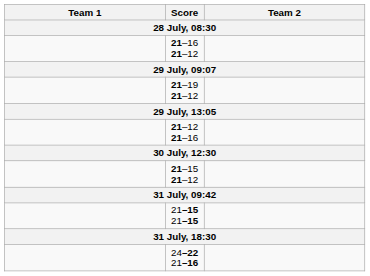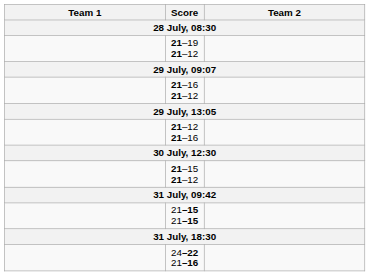rows swapped: (185, 49) <-> (185, 91)
